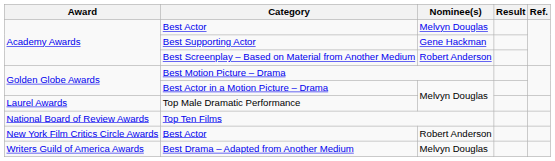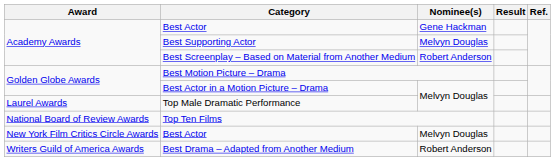(454, 27) Melvyn Douglas -> (453, 27) Gene Hackman
(453, 42) Gene Hackman -> (454, 42) Melvyn Douglas
(456, 133) Robert Anderson -> (454, 133) Melvyn Douglas
(454, 149) Melvyn Douglas -> (456, 149) Robert Anderson
